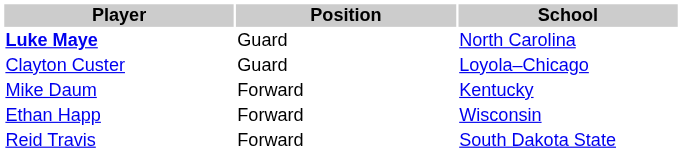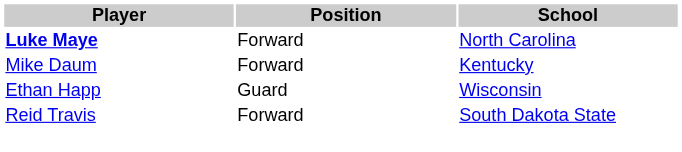(262, 40) Guard -> (270, 40) Forward
- row: (65, 65)
(270, 114) Forward -> (262, 90) Guard
